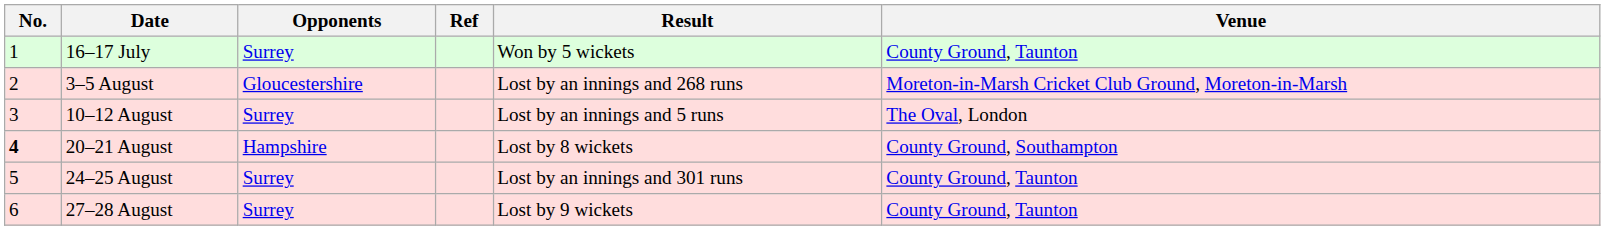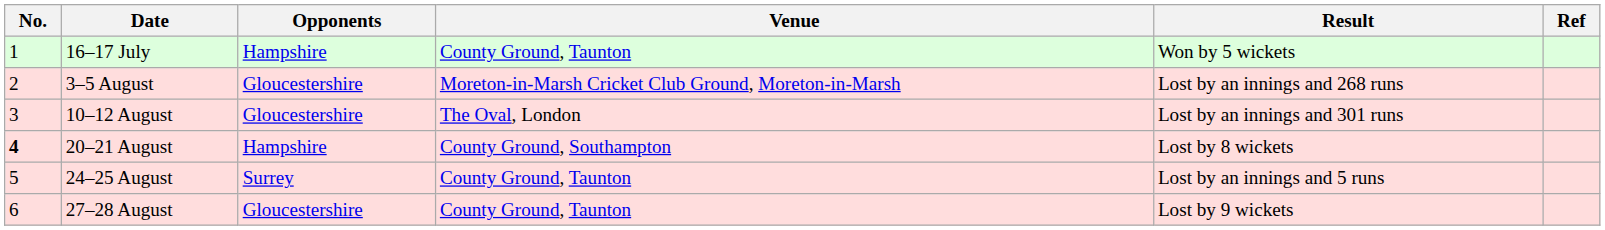columns swapped: (1241, 20) <-> (464, 20)
(268, 52) Surrey -> (285, 52) Hampshire
(268, 115) Surrey -> (303, 115) Gloucestershire
(611, 115) Lost by an innings and 5 runs -> (1281, 115) Lost by an innings and 301 runs
(620, 178) Lost by an innings and 301 runs -> (1271, 178) Lost by an innings and 5 runs
(268, 209) Surrey -> (303, 209) Gloucestershire
